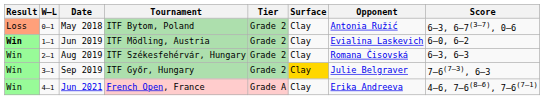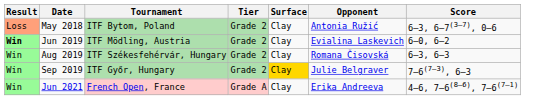- column: (49, 11)
